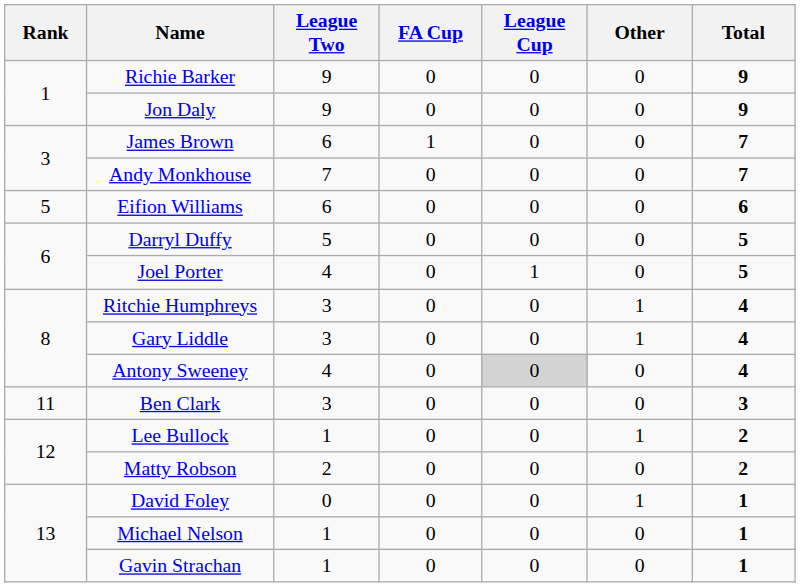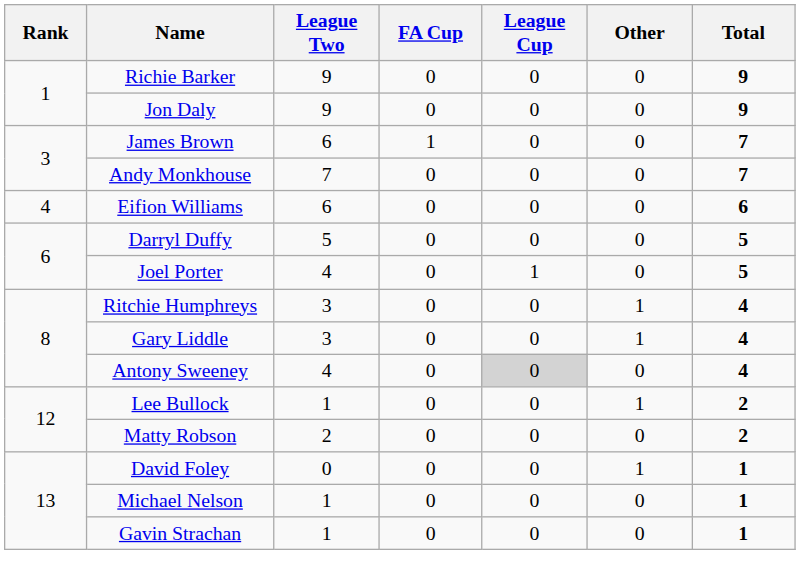(46, 207) 5 -> (46, 207) 4
- row: (180, 402)
